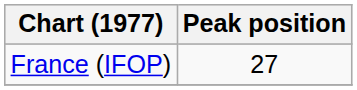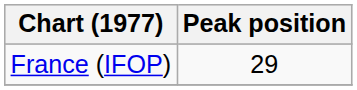(264, 64) 27 -> (264, 64) 29
